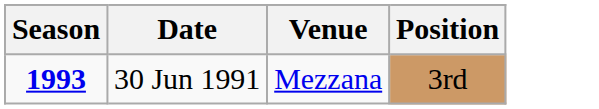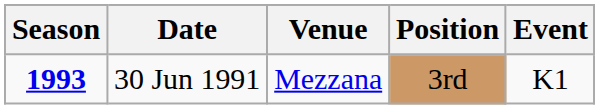+ column: (550, 29)
